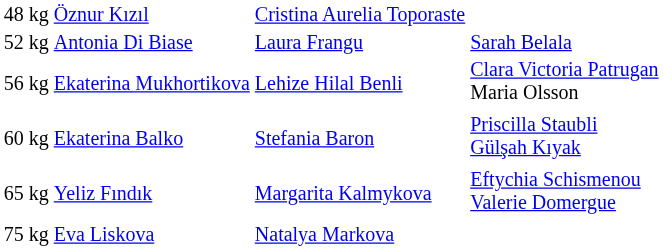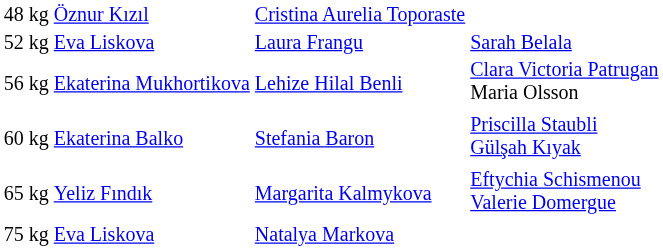(123, 42) Antonia Di Biase -> (104, 42) Eva Liskova
